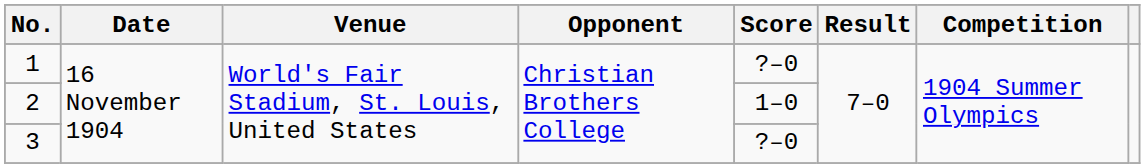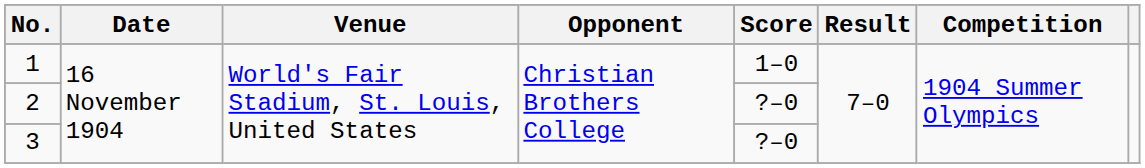(777, 64) ?–0 -> (777, 64) 1–0
(777, 103) 1–0 -> (777, 103) ?–0
